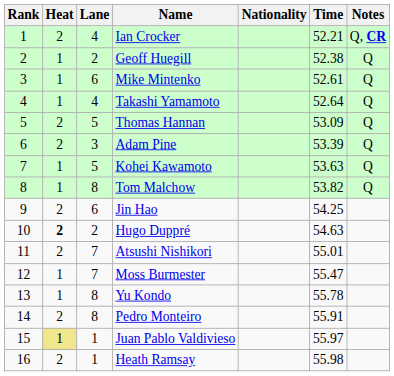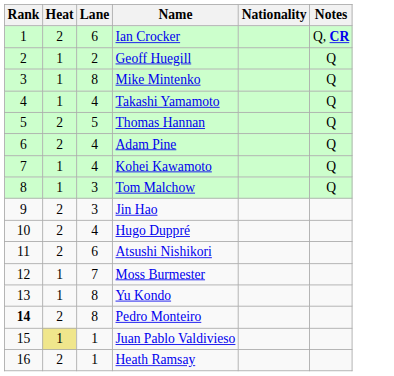- column: (328, 15)
(95, 36) 4 -> (95, 36) 6
(95, 79) 6 -> (95, 79) 8
(95, 144) 3 -> (95, 144) 4
(95, 166) 5 -> (95, 166) 4
(95, 187) 8 -> (95, 187) 3
(95, 209) 6 -> (95, 209) 3
(60, 230) bold -> (60, 230) normal
(95, 230) 2 -> (95, 230) 4
(95, 252) 7 -> (95, 252) 6
(23, 317) normal -> (23, 317) bold
